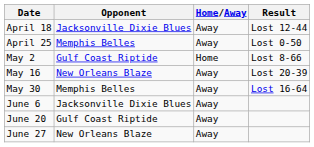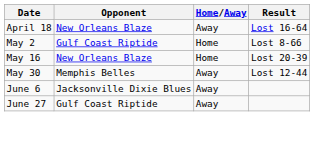(124, 27) Jacksonville Dixie Blues -> (104, 27) New Orleans Blaze
(279, 27) Lost 12-44 -> (279, 27) Lost 16-64
- row: (29, 42)
(207, 73) Away -> (207, 58) Home
(279, 88) Lost 16-64 -> (279, 73) Lost 12-44
- row: (26, 119)
(104, 134) New Orleans Blaze -> (107, 104) Gulf Coast Riptide
